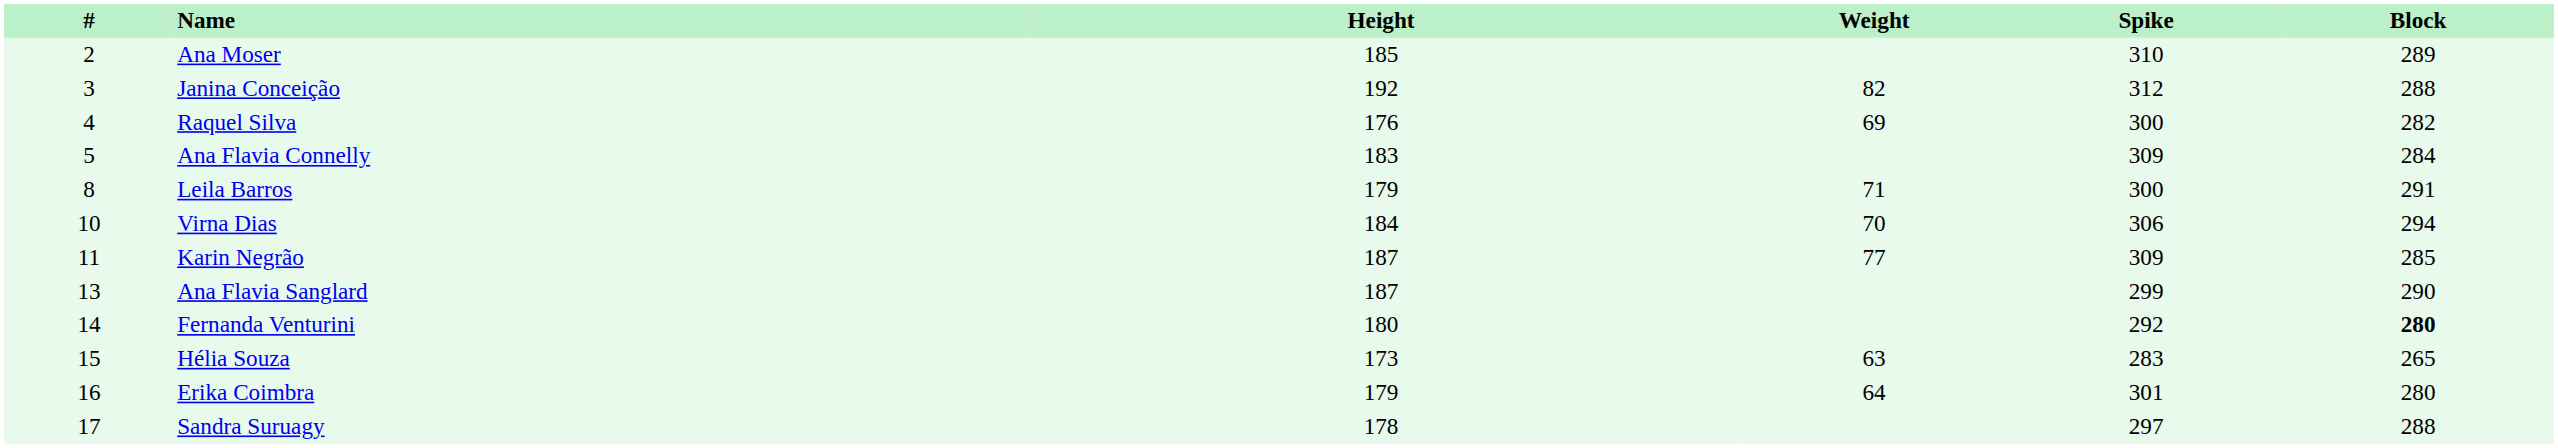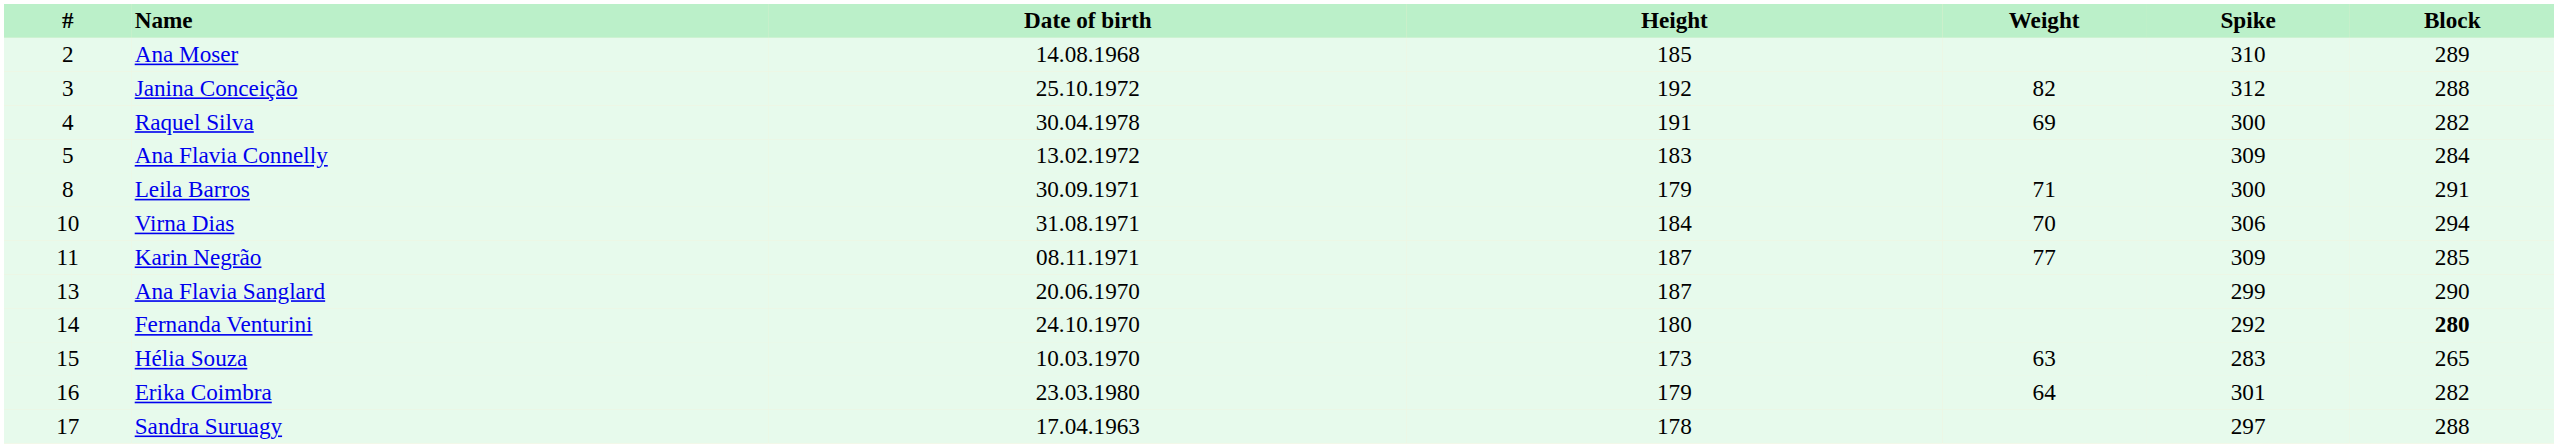+ column: (1088, 20)
(1381, 122) 176 -> (1674, 122) 191
(2418, 392) 280 -> (2452, 392) 282
